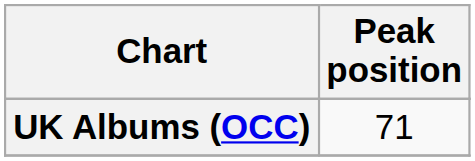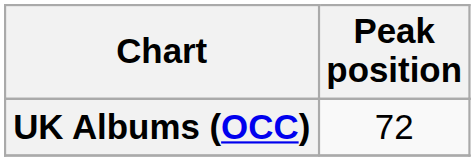(394, 126) 71 -> (394, 126) 72
